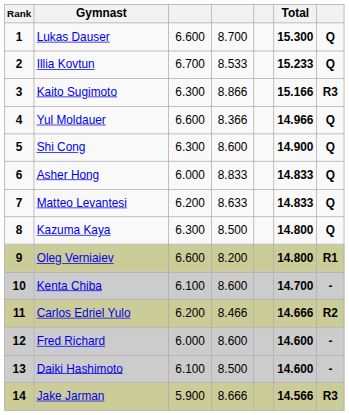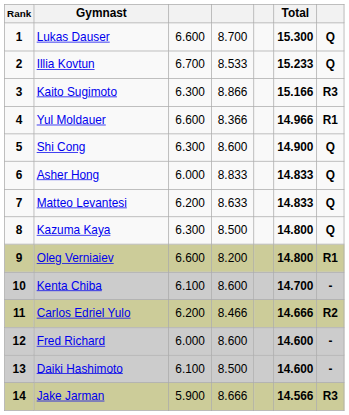(330, 120) Q -> (330, 120) R1
